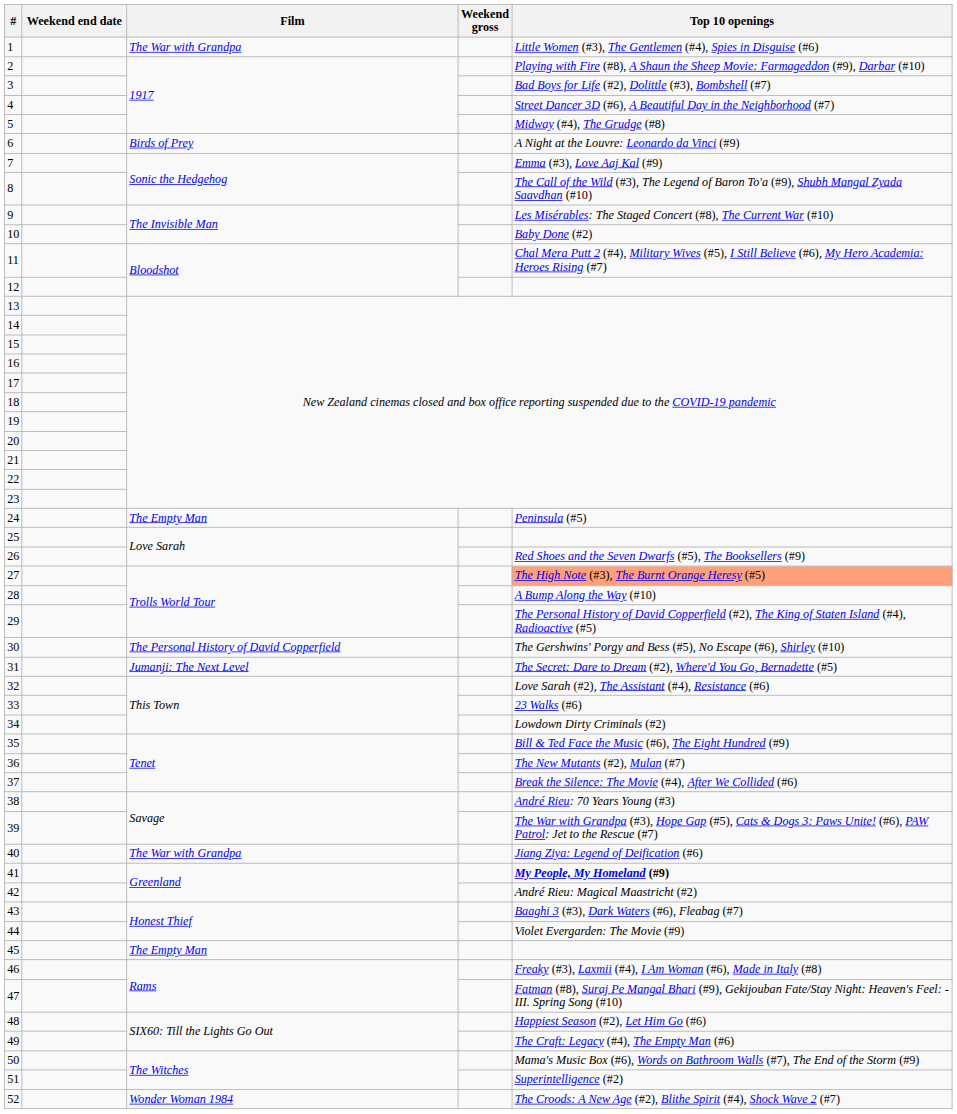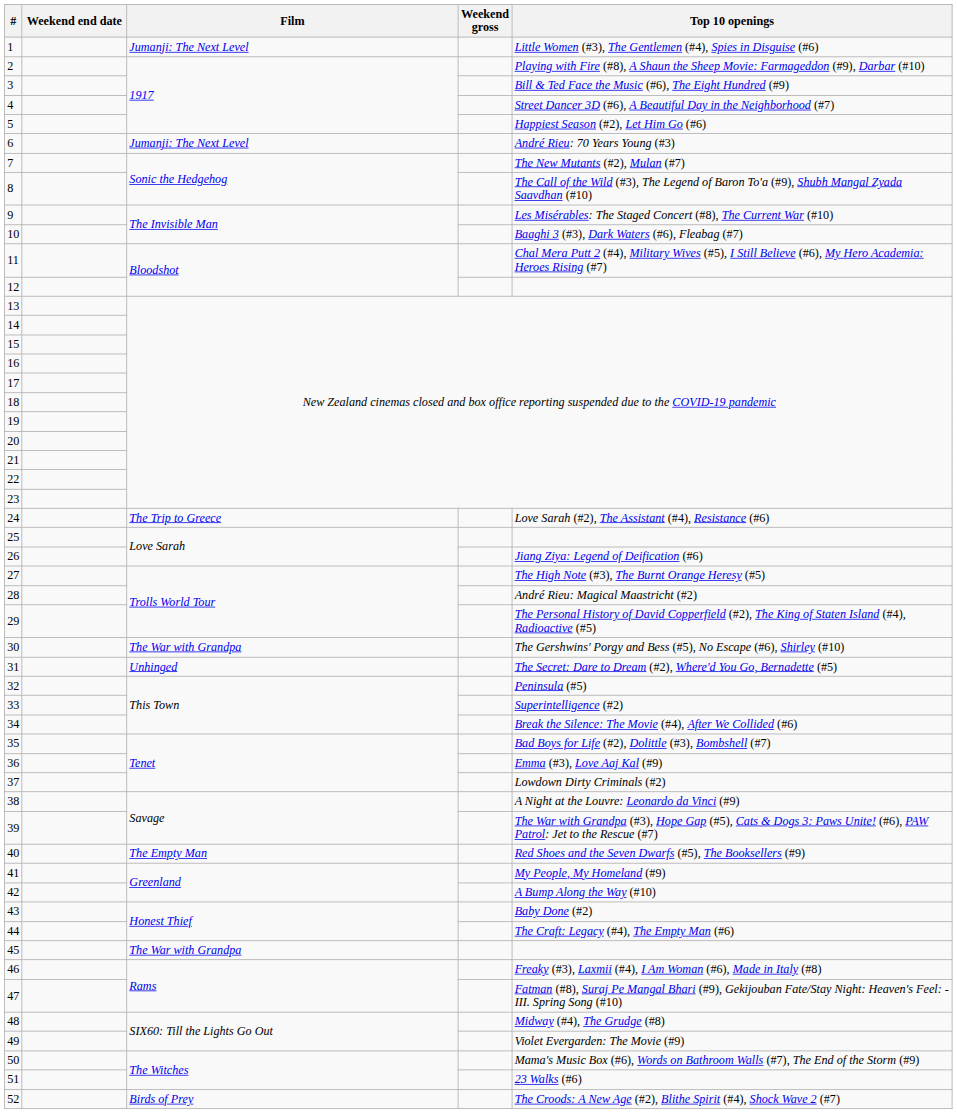(185, 47) The War with Grandpa -> (189, 47) Jumanji: The Next Level
(643, 85) Bad Boys for Life (#2), Dolittle (#3), Bombshell (#7) -> (652, 85) Bill & Ted Face the Music (#6), The Eight Hundred (#9)
(590, 124) Midway (#4), The Grudge (#8) -> (610, 124) Happiest Season (#2), Let Him Go (#6)
(161, 143) Birds of Prey -> (189, 143) Jumanji: The Next Level
(627, 143) A Night at the Louvre: Leonardo da Vinci (#9) -> (595, 143) André Rieu: 70 Years Young (#3)
(588, 162) Emma (#3), Love Aaj Kal (#9) -> (600, 162) The New Mutants (#2), Mulan (#7)
(553, 234) Baby Done (#2) -> (629, 234) Baaghi 3 (#3), Dark Waters (#6), Fleabag (#7)
(168, 518) The Empty Man -> (175, 518) The Trip to Greece
(551, 518) Peninsula (#5) -> (642, 518) Love Sarah (#2), The Assistant (#4), Resistance (#6)
(660, 556) Red Shoes and the Seven Dwarfs (#5), The Booksellers (#9) -> (609, 556) Jiang Ziya: Legend of Deification (#6)
(640, 575) lightsalmon background -> (640, 575) no background
(585, 595) A Bump Along the Way (#10) -> (606, 595) André Rieu: Magical Maastricht (#2)
(235, 647) The Personal History of David Copperfield -> (185, 647) The War with Grandpa
(189, 666) Jumanji: The Next Level -> (153, 666) Unhinged
(642, 685) Love Sarah (#2), The Assistant (#4), Resistance (#6) -> (551, 685) Peninsula (#5)
(548, 705) 23 Walks (#6) -> (569, 705) Superintelligence (#2)
(590, 724) Lowdown Dirty Criminals (#2) -> (656, 724) Break the Silence: The Movie (#4), After We Collided (#6)
(652, 743) Bill & Ted Face the Music (#6), The Eight Hundred (#9) -> (643, 743) Bad Boys for Life (#2), Dolittle (#3), Bombshell (#7)
(600, 763) The New Mutants (#2), Mulan (#7) -> (588, 763) Emma (#3), Love Aaj Kal (#9)
(656, 782) Break the Silence: The Movie (#4), After We Collided (#6) -> (590, 782) Lowdown Dirty Criminals (#2)
(595, 801) André Rieu: 70 Years Young (#3) -> (627, 801) A Night at the Louvre: Leonardo da Vinci (#9)
(185, 853) The War with Grandpa -> (168, 853) The Empty Man
(609, 853) Jiang Ziya: Legend of Deification (#6) -> (660, 853) Red Shoes and the Seven Dwarfs (#5), The Booksellers (#9)
(592, 873) bold -> (590, 873) normal
(606, 892) André Rieu: Magical Maastricht (#2) -> (585, 892) A Bump Along the Way (#10)
(629, 911) Baaghi 3 (#3), Dark Waters (#6), Fleabag (#7) -> (553, 911) Baby Done (#2)
(599, 931) Violet Evergarden: The Movie (#9) -> (624, 931) The Craft: Legacy (#4), The Empty Man (#6)
(168, 950) The Empty Man -> (185, 950) The War with Grandpa
(610, 1021) Happiest Season (#2), Let Him Go (#6) -> (590, 1021) Midway (#4), The Grudge (#8)
(624, 1041) The Craft: Legacy (#4), The Empty Man (#6) -> (599, 1041) Violet Evergarden: The Movie (#9)
(569, 1079) Superintelligence (#2) -> (548, 1079) 23 Walks (#6)
(181, 1099) Wonder Woman 1984 -> (161, 1099) Birds of Prey
